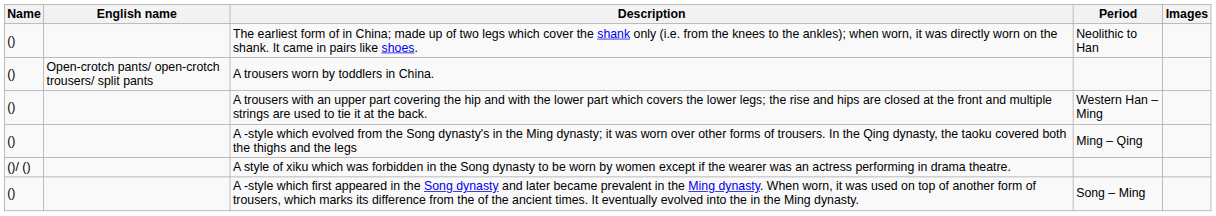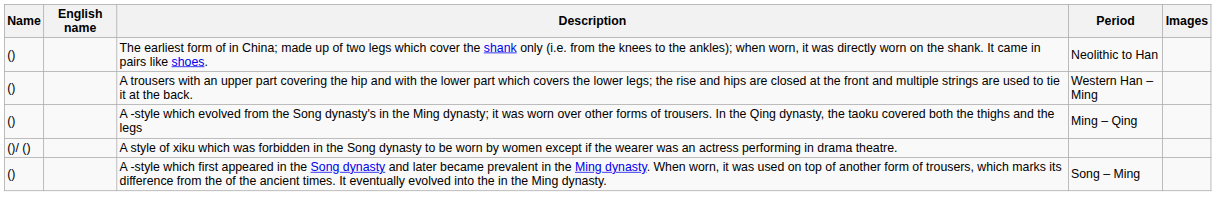- row: (334, 74)
